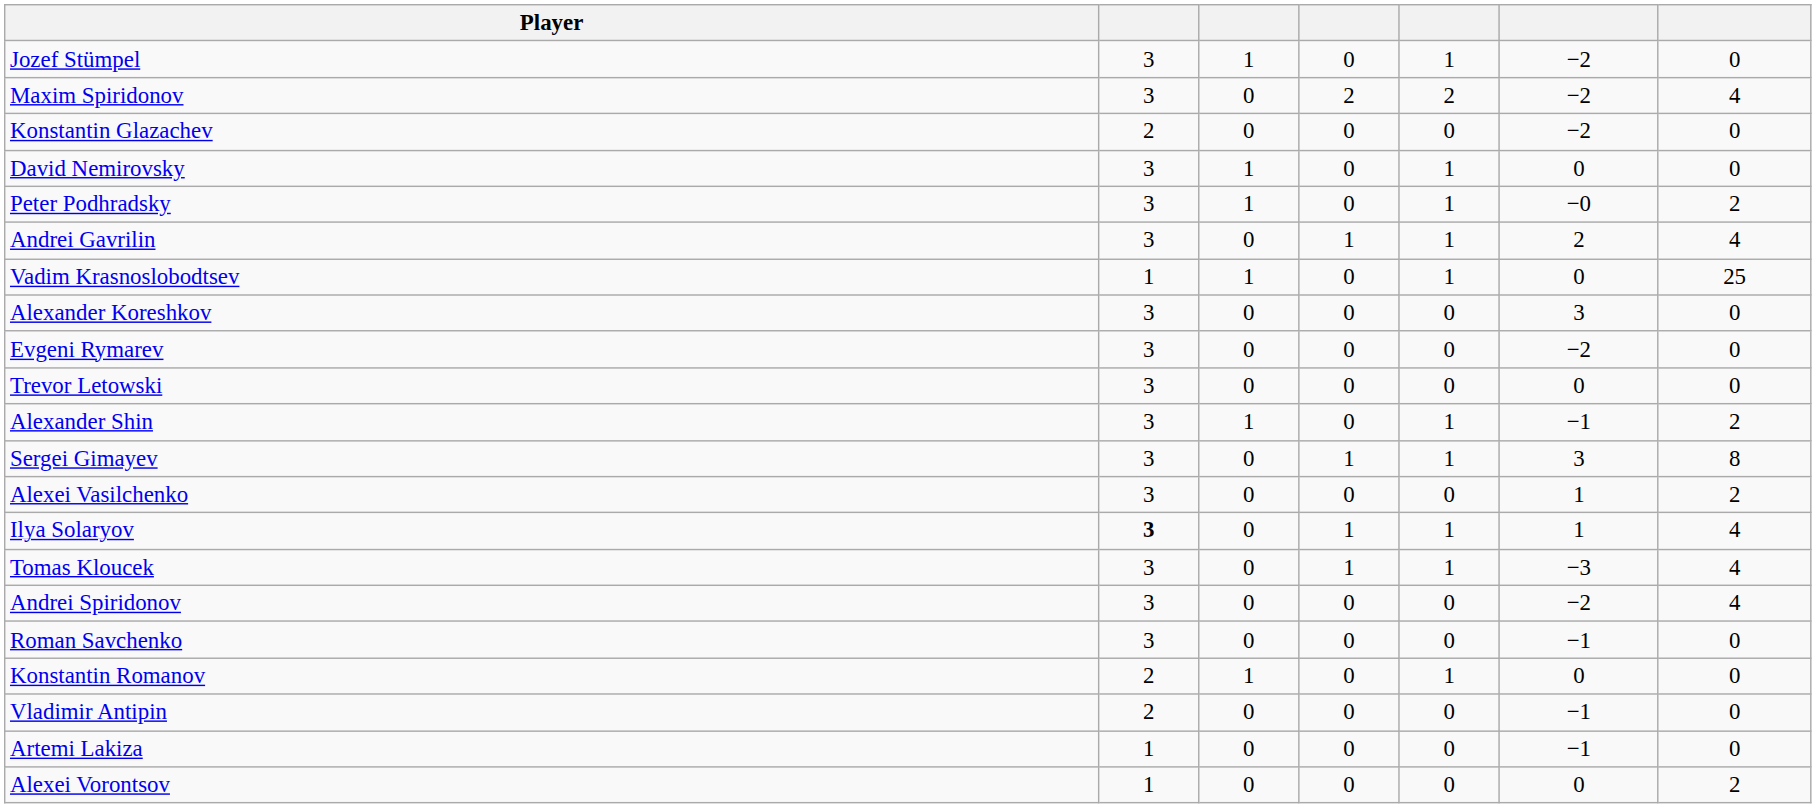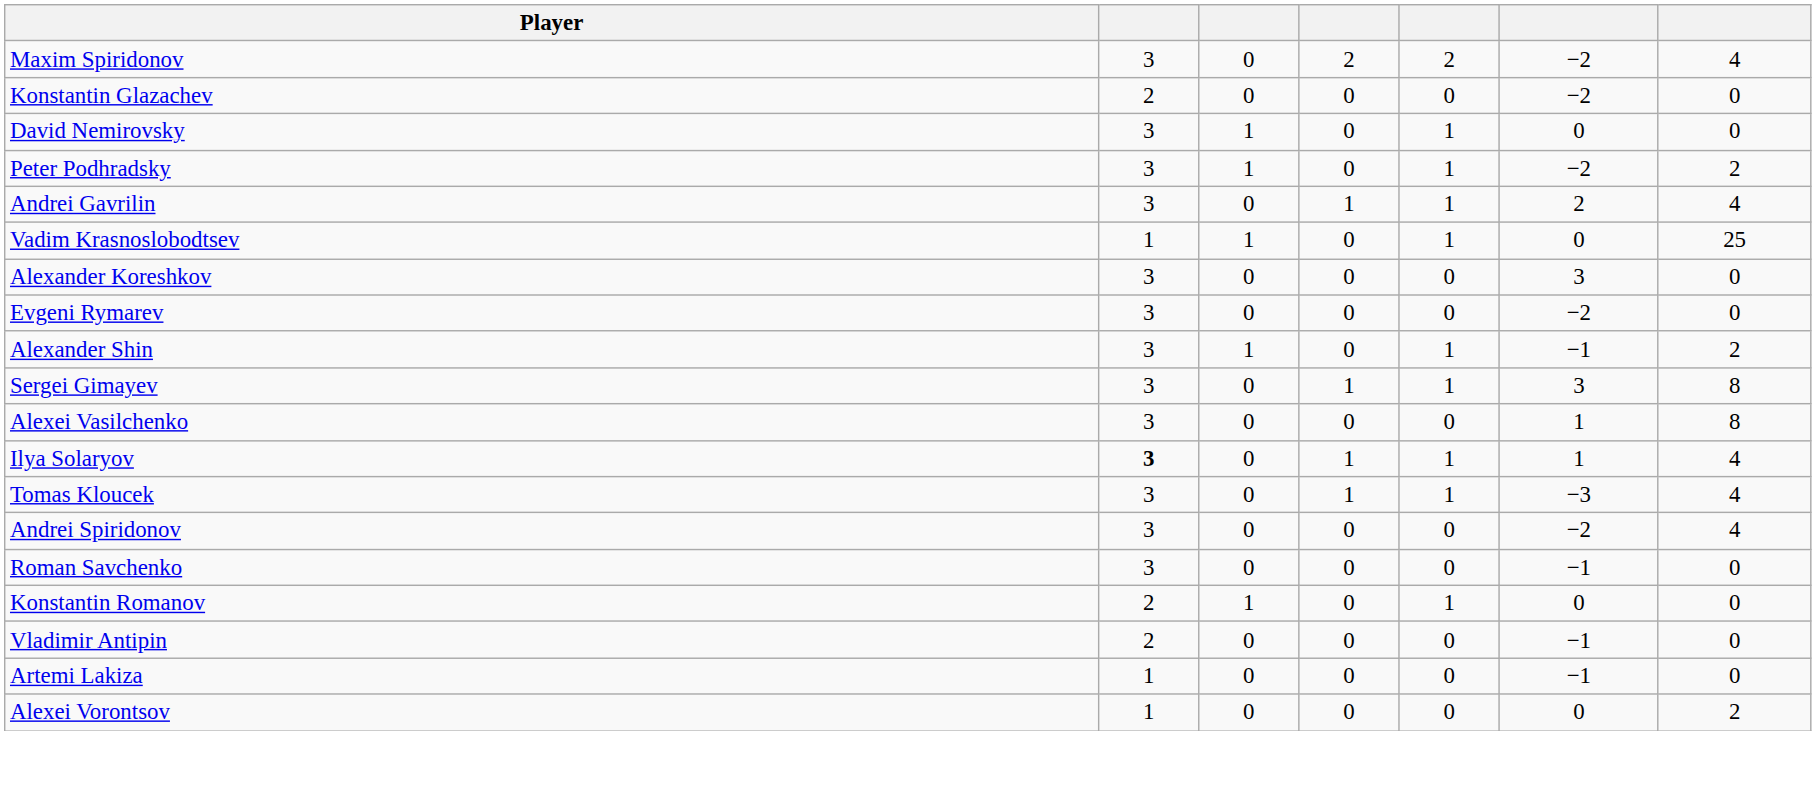- row: (75, 58)
(1579, 204) −0 -> (1579, 167) −2
- row: (86, 385)
(1735, 494) 2 -> (1735, 421) 8
